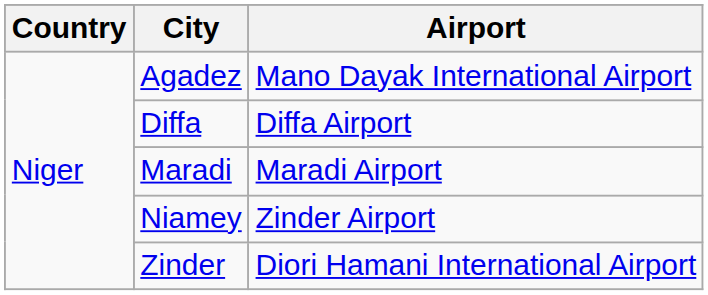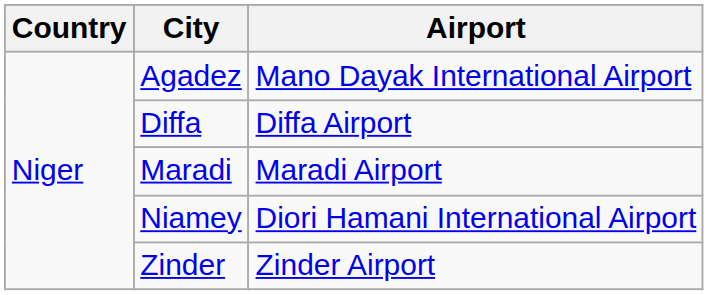(345, 218) Zinder Airport -> (476, 218) Diori Hamani International Airport
(476, 265) Diori Hamani International Airport -> (345, 265) Zinder Airport
